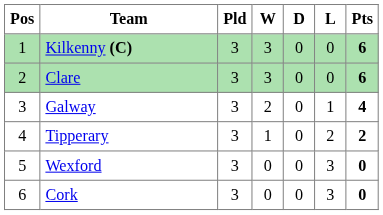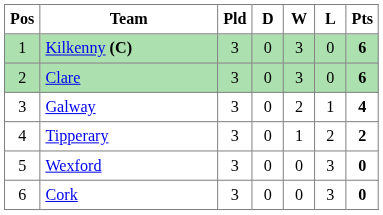columns swapped: (268, 19) <-> (299, 19)
